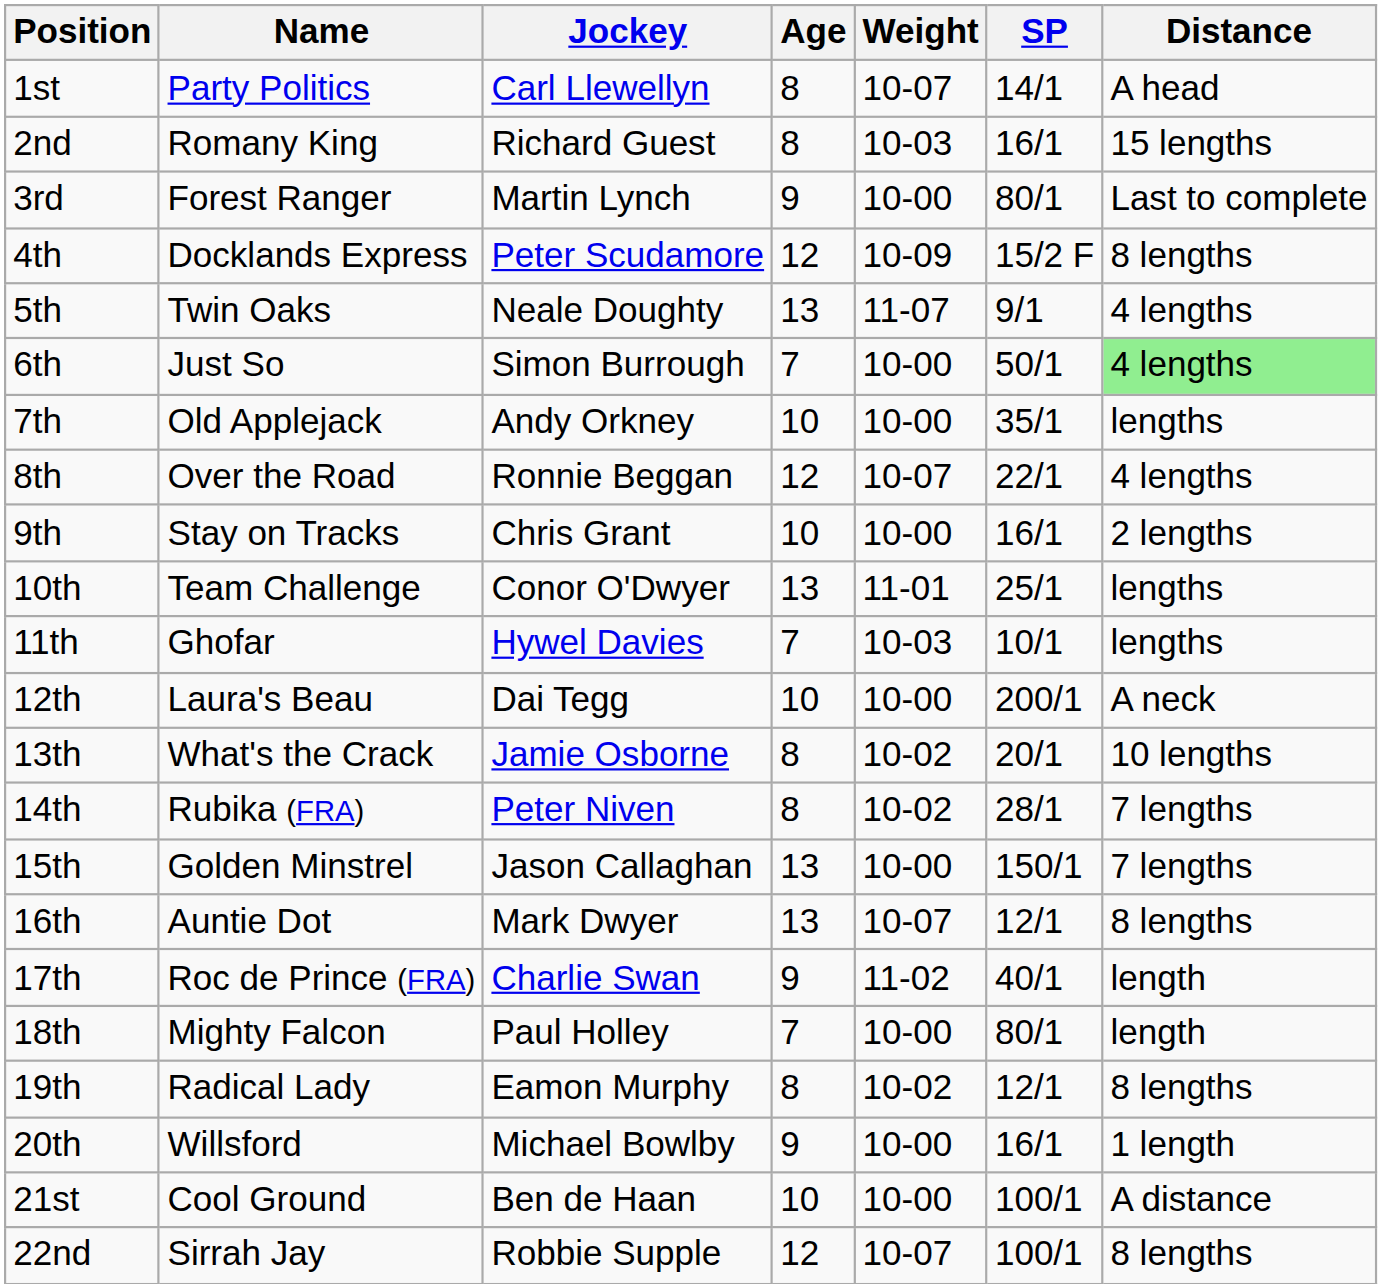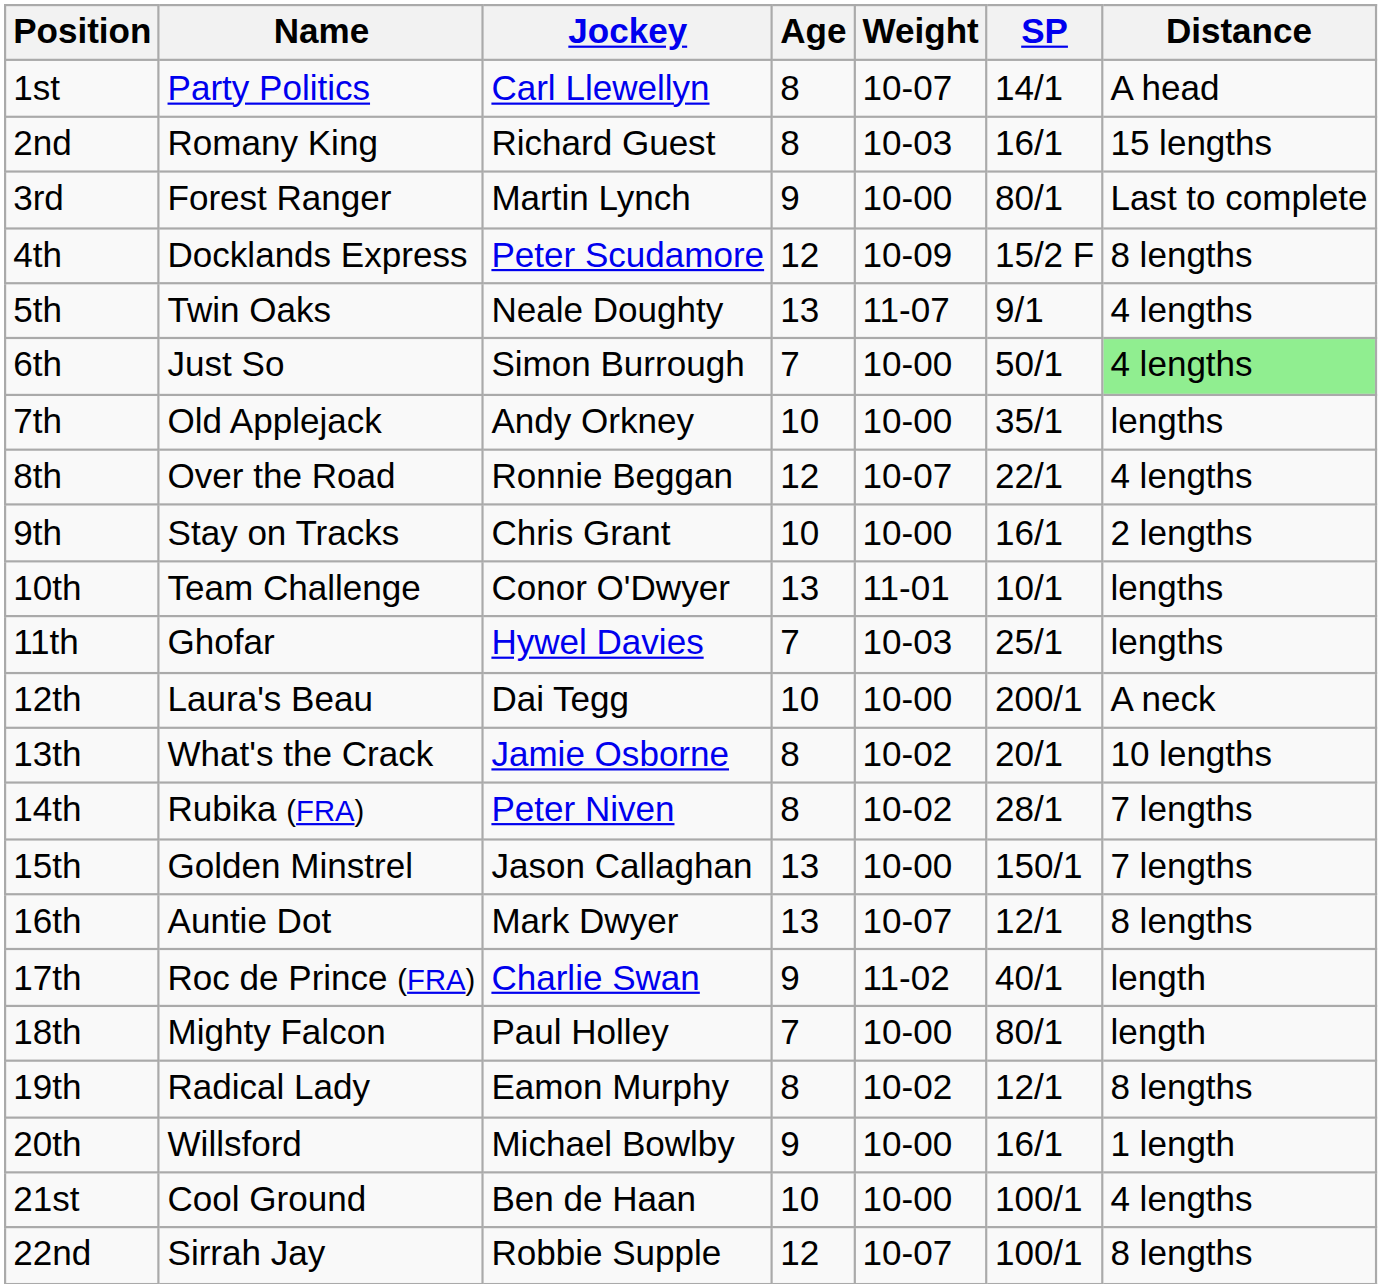(1029, 587) 25/1 -> (1029, 587) 10/1
(1029, 643) 10/1 -> (1029, 643) 25/1
(1191, 1199) A distance -> (1182, 1199) 4 lengths
